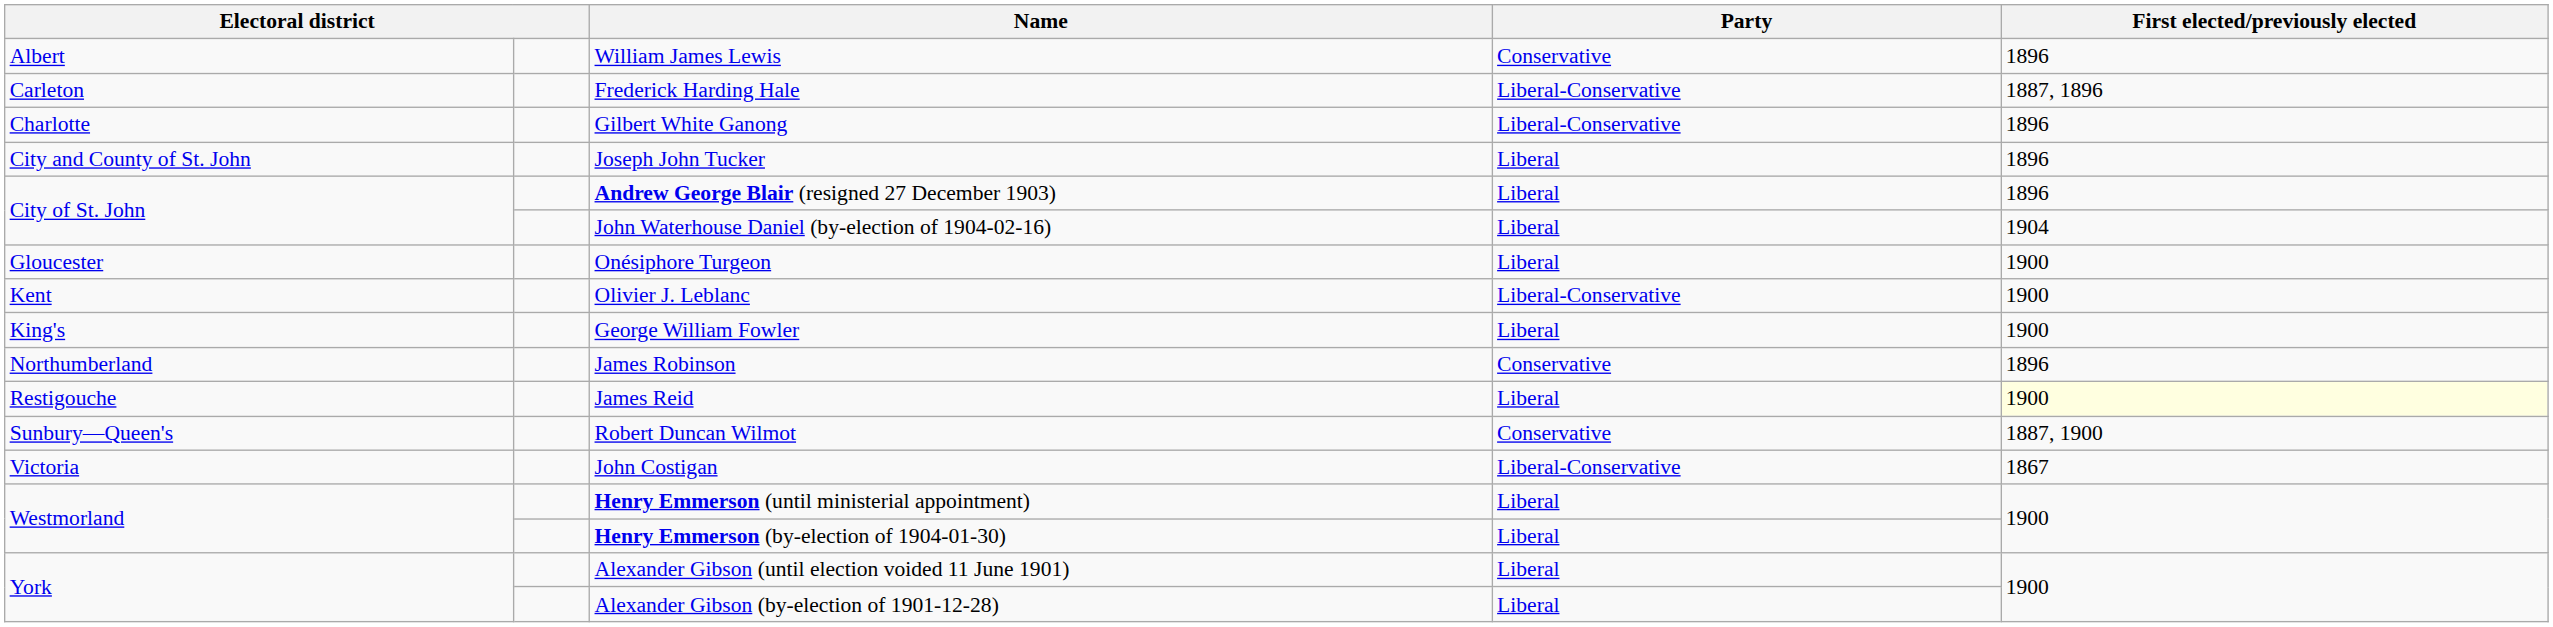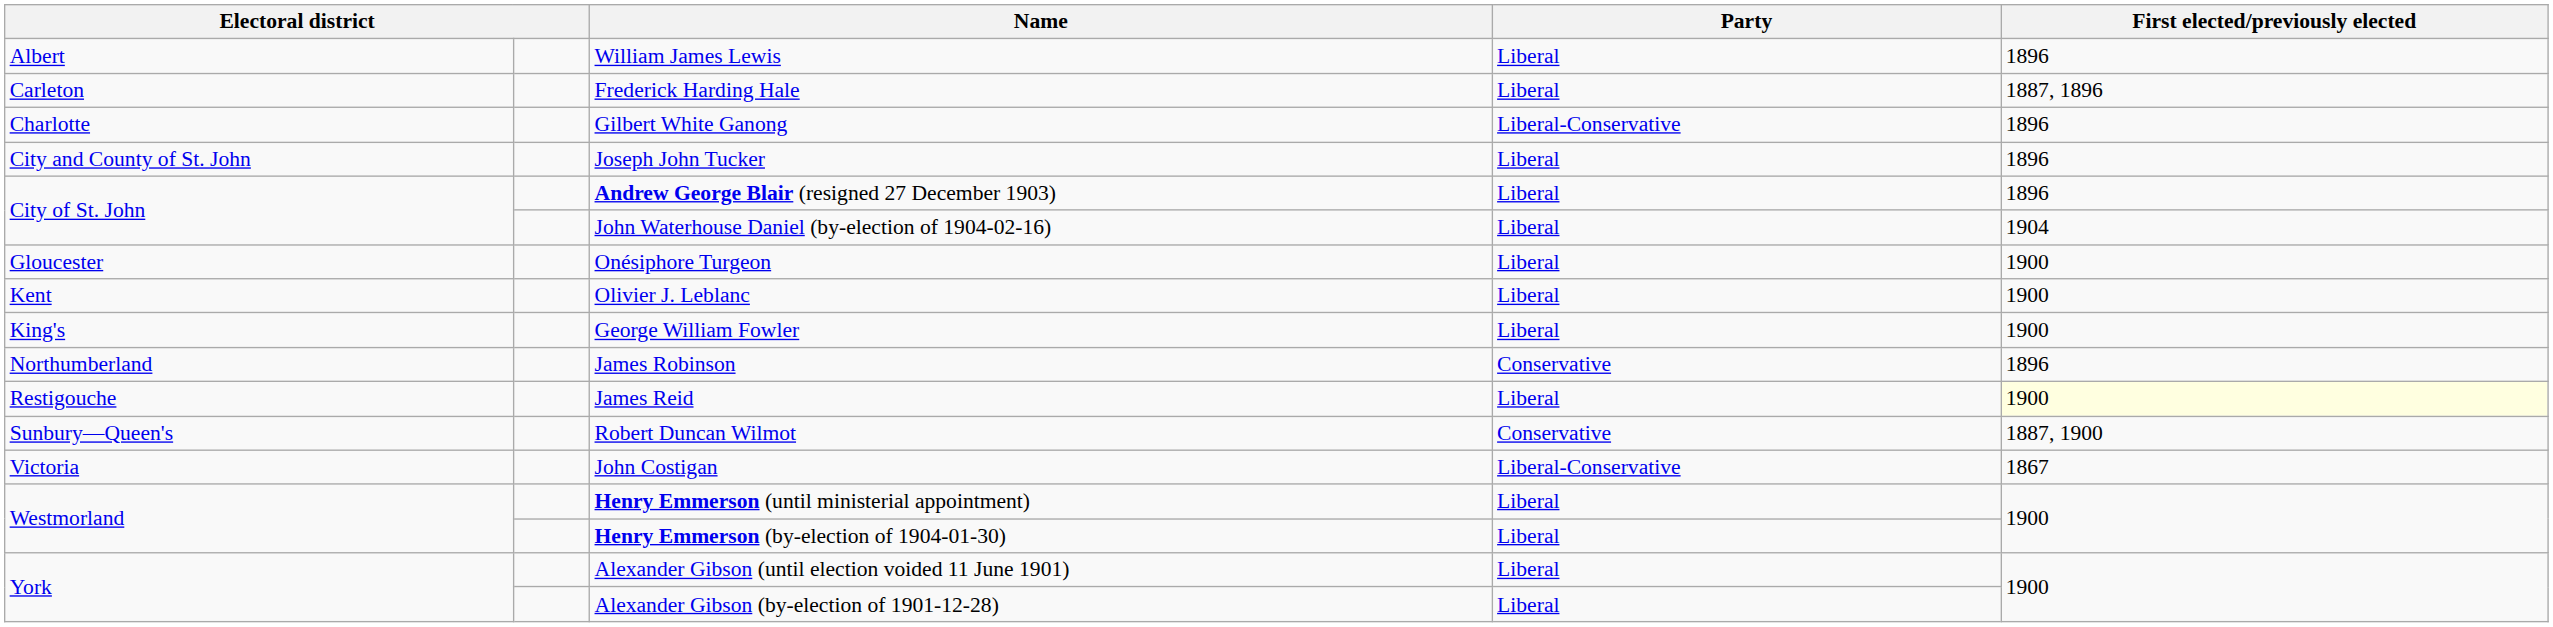(1554, 55) Conservative -> (1528, 55) Liberal
(1589, 90) Liberal-Conservative -> (1528, 90) Liberal
(1589, 295) Liberal-Conservative -> (1528, 295) Liberal
